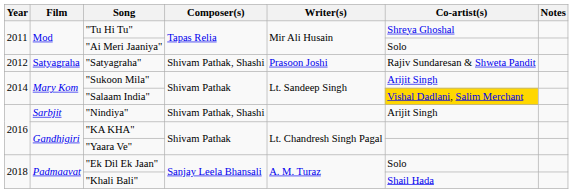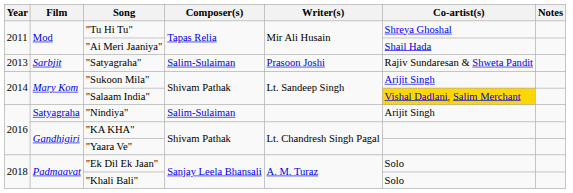(397, 46) Solo -> (408, 46) Shail Hada
(17, 63) 2012 -> (17, 63) 2013
(56, 63) Satyagraha -> (47, 63) Sarbjit
(216, 63) Shivam Pathak, Shashi -> (201, 63) Salim-Sulaiman
(47, 113) Sarbjit -> (56, 113) Satyagraha
(216, 113) Shivam Pathak, Shashi -> (201, 113) Salim-Sulaiman
(411, 180) Shail Hada -> (394, 180) Solo
